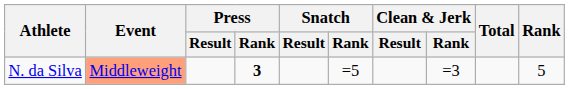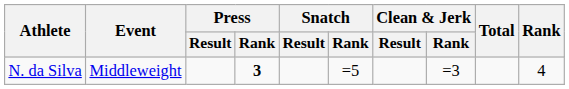(136, 71) lightsalmon background -> (136, 71) no background
(541, 71) 5 -> (541, 71) 4
